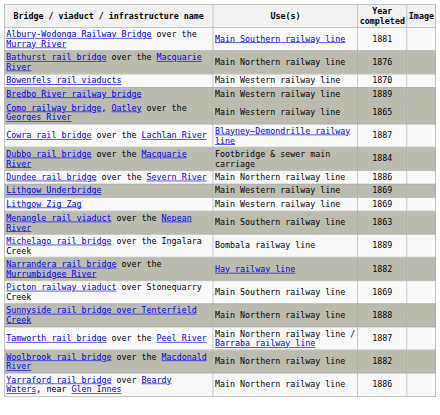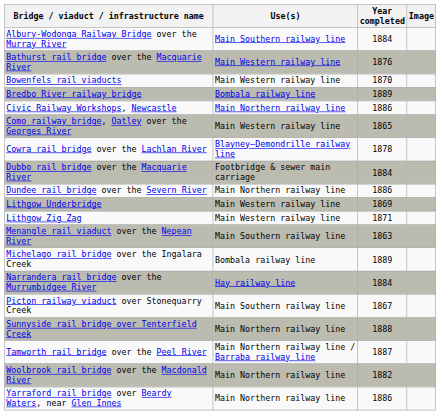(382, 39) 1881 -> (382, 39) 1884
(280, 62) Main Northern railway line -> (278, 62) Main Western railway line
(278, 94) Main Western railway line -> (265, 94) Bombala railway line
+ row: (91, 108)
(382, 136) 1887 -> (382, 149) 1878
(382, 204) 1869 -> (382, 218) 1871
(382, 269) 1882 -> (382, 283) 1884
(382, 292) 1869 -> (382, 306) 1867
